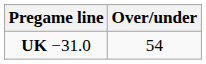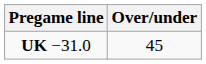(154, 45) 54 -> (154, 45) 45
